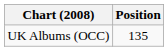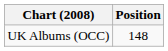(138, 35) 135 -> (138, 35) 148
